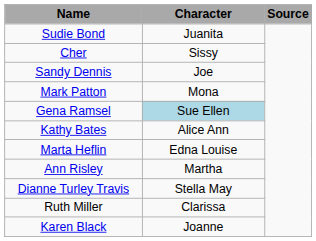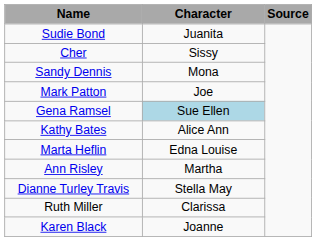(203, 72) Joe -> (203, 72) Mona
(203, 91) Mona -> (203, 91) Joe
